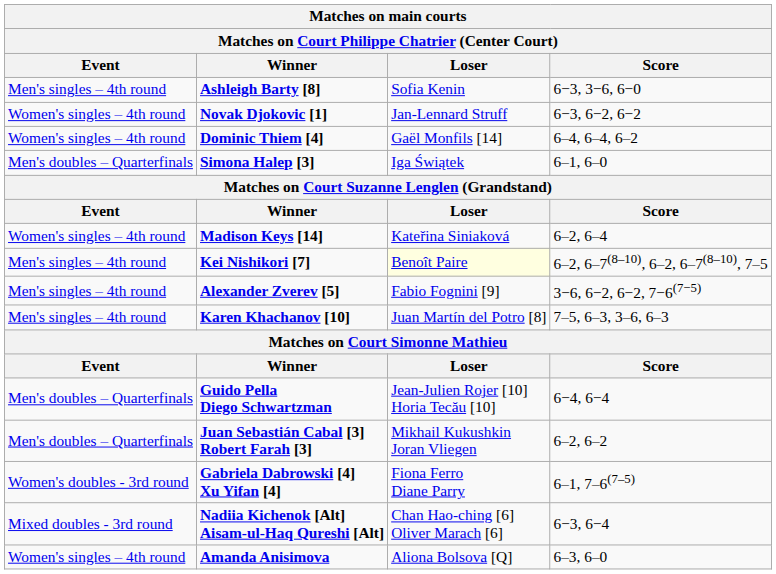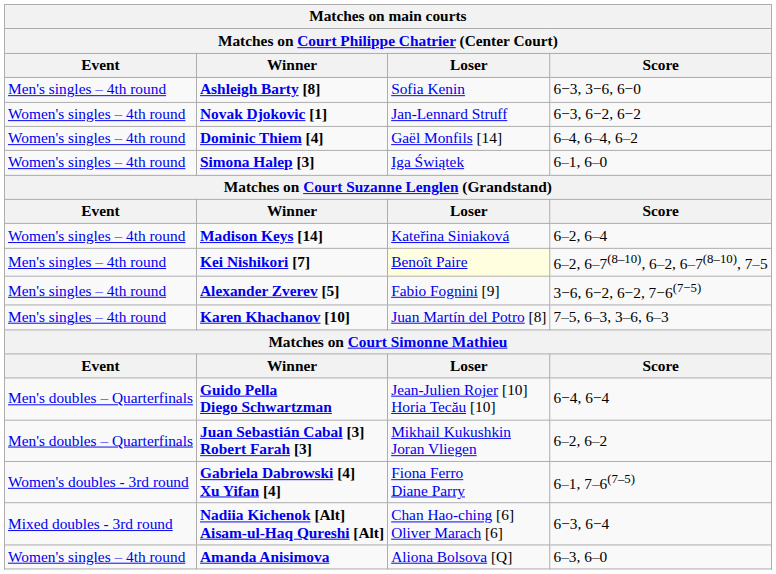(100, 162) Men's doubles – Quarterfinals -> (97, 162) Women's singles – 4th round
